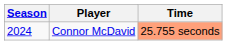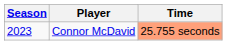(19, 31) 2024 -> (19, 31) 2023
